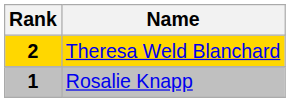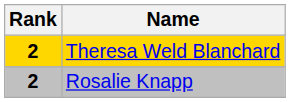(33, 81) 1 -> (33, 81) 2
